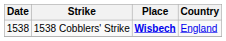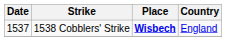(18, 28) 1538 -> (18, 28) 1537
